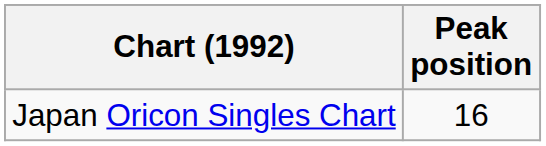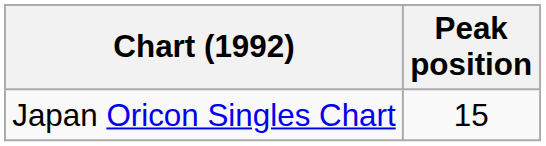(471, 114) 16 -> (471, 114) 15
